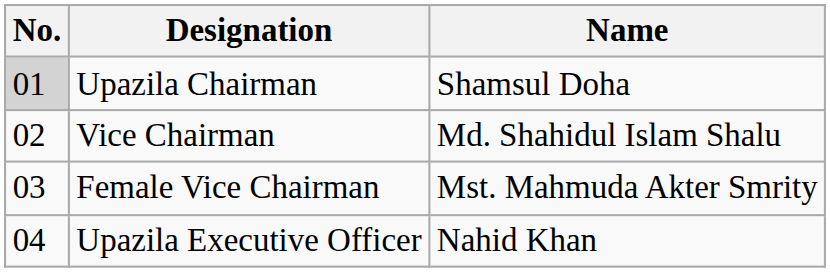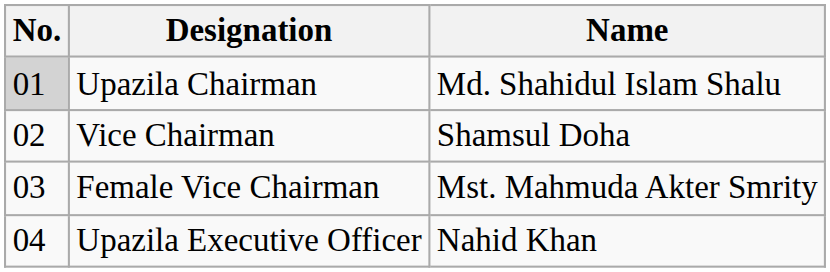(533, 82) Shamsul Doha -> (609, 82) Md. Shahidul Islam Shalu
(609, 135) Md. Shahidul Islam Shalu -> (533, 135) Shamsul Doha
